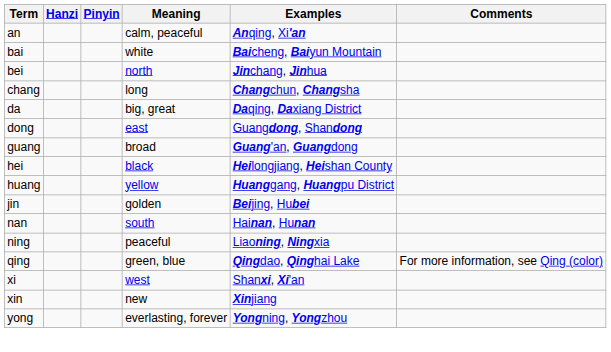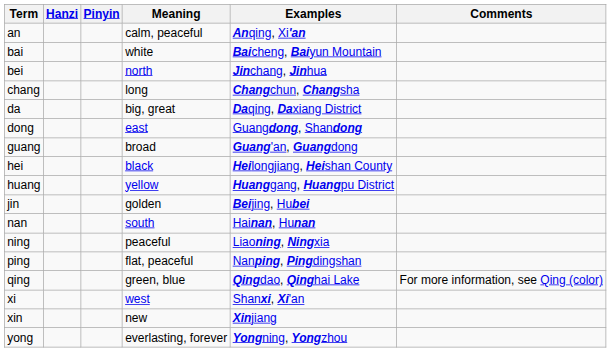+ row: (18, 261)
